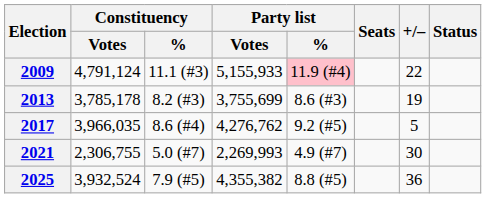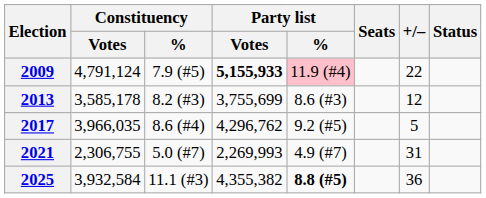(178, 71) 11.1 (#3) -> (178, 71) 7.9 (#5)
(249, 71) normal -> (249, 71) bold
(107, 98) 3,785,178 -> (107, 98) 3,585,178
(414, 98) 19 -> (414, 98) 12
(249, 125) 4,276,762 -> (249, 125) 4,296,762
(414, 152) 30 -> (414, 152) 31
(107, 179) 3,932,524 -> (107, 179) 3,932,584
(178, 179) 7.9 (#5) -> (178, 179) 11.1 (#3)
(320, 179) normal -> (320, 179) bold
